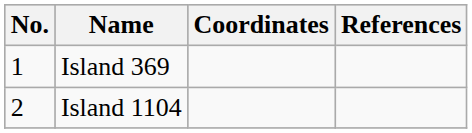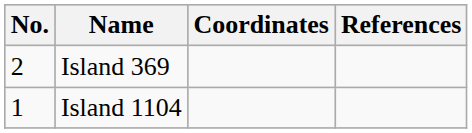(17, 66) 1 -> (17, 66) 2
(17, 107) 2 -> (17, 107) 1
